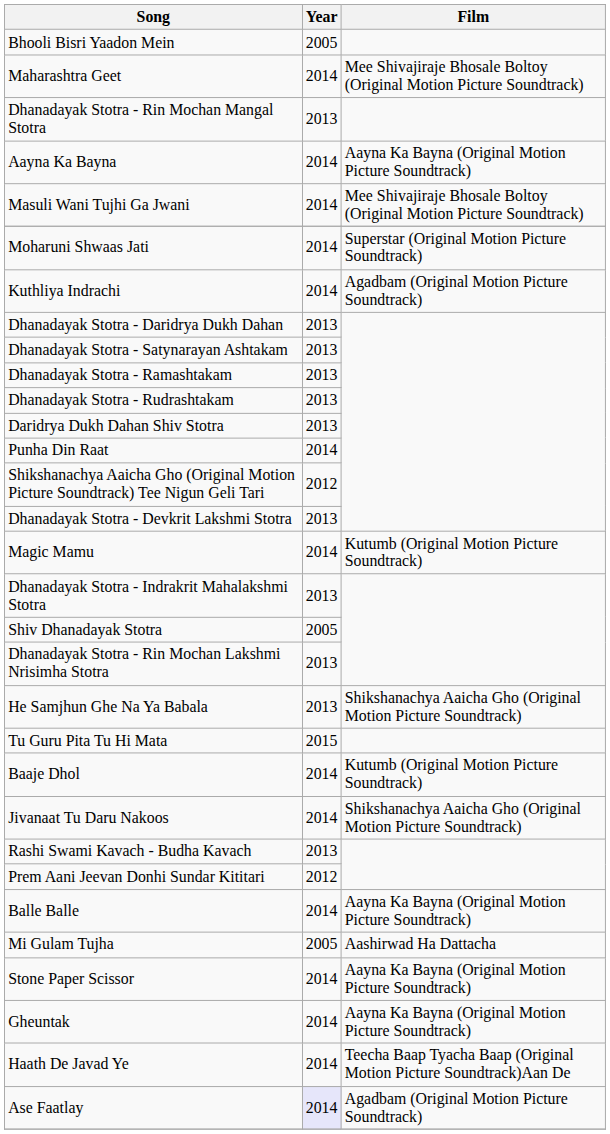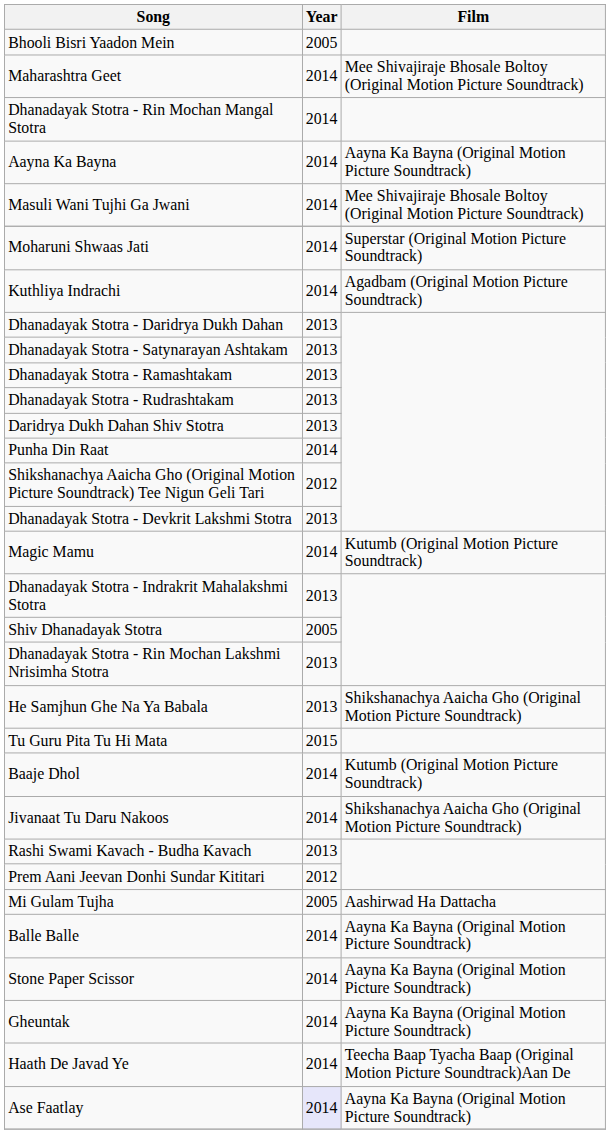(322, 119) 2013 -> (322, 119) 2014
rows swapped: (61, 944) <-> (44, 910)
(456, 1107) Agadbam (Original Motion Picture Soundtrack) -> (455, 1107) Aayna Ka Bayna (Original Motion Picture Soundtrack)
